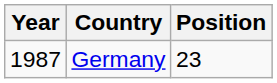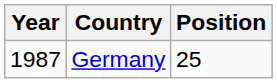(189, 58) 23 -> (189, 58) 25
